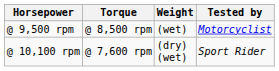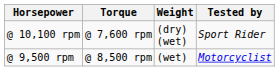rows swapped: (40, 29) <-> (43, 52)
